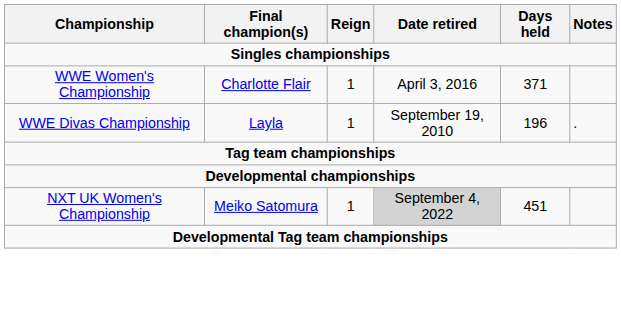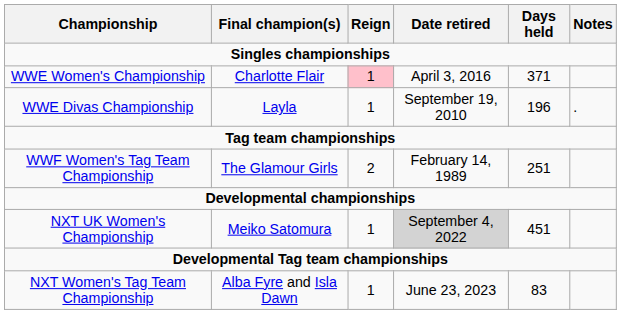(351, 85) no background -> (371, 77) pink background
+ row: (108, 168)
+ row: (108, 290)
